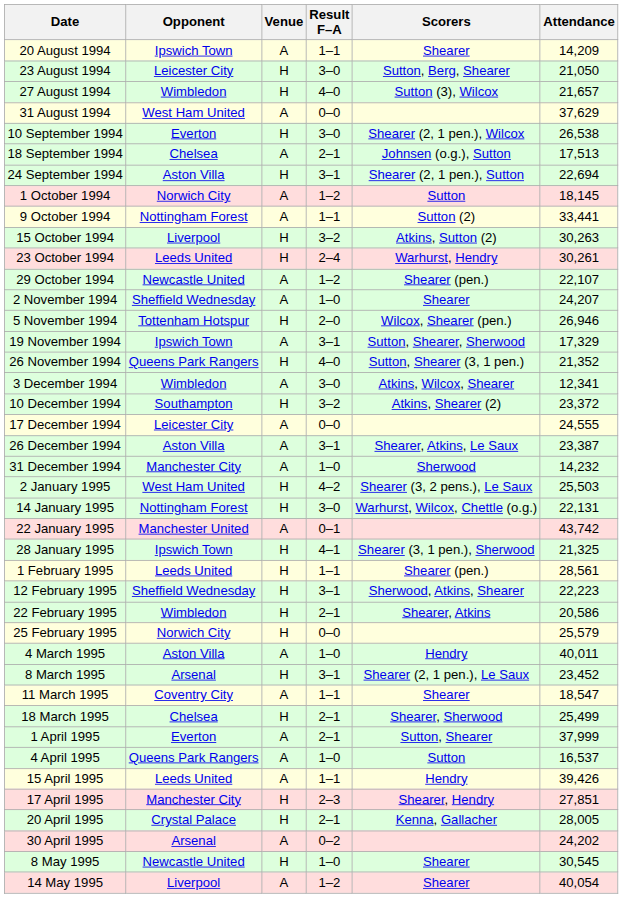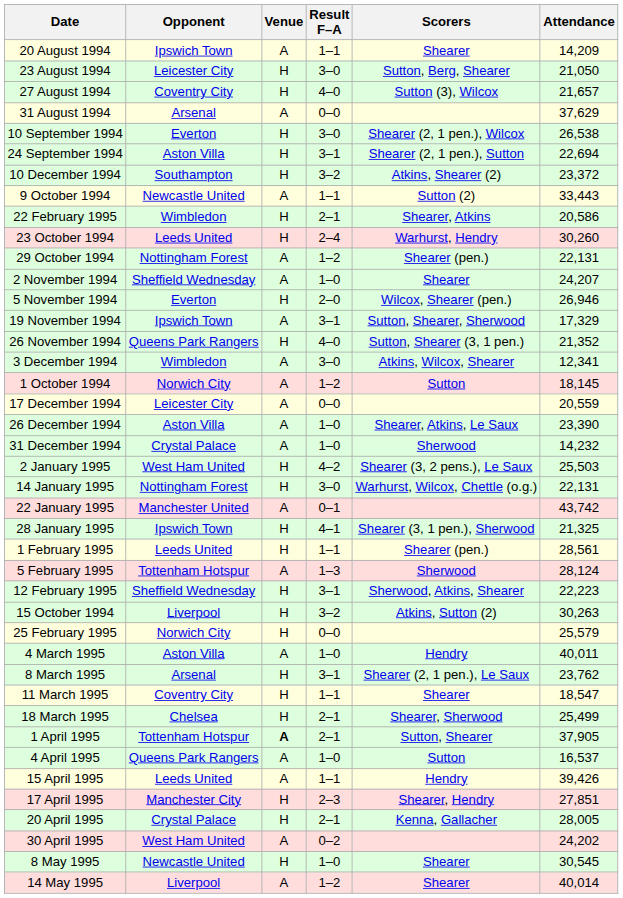(194, 92) Wimbledon -> (194, 92) Coventry City
(194, 112) West Ham United -> (194, 112) Arsenal
- row: (65, 154)
rows swapped: (65, 196) <-> (65, 404)
(194, 216) Nottingham Forest -> (194, 196) Newcastle United
(579, 216) 33,441 -> (579, 196) 33,443
rows swapped: (65, 237) <-> (65, 612)
(579, 258) 30,261 -> (579, 237) 30,260
(194, 279) Newcastle United -> (194, 258) Nottingham Forest
(579, 279) 22,107 -> (579, 258) 22,131
(194, 320) Tottenham Hotspur -> (194, 300) Everton
(579, 425) 24,555 -> (579, 404) 20,559
(329, 445) 3–1 -> (329, 425) 1–0
(579, 445) 23,387 -> (579, 425) 23,390
(194, 466) Manchester City -> (194, 445) Crystal Palace
+ row: (65, 570)
(579, 674) 23,452 -> (579, 674) 23,762
(284, 695) A -> (284, 695) H
(194, 737) Everton -> (194, 737) Tottenham Hotspur
(284, 737) normal -> (284, 737) bold
(579, 737) 37,999 -> (579, 737) 37,905
(194, 841) Arsenal -> (194, 841) West Ham United
(579, 882) 40,054 -> (579, 882) 40,014
